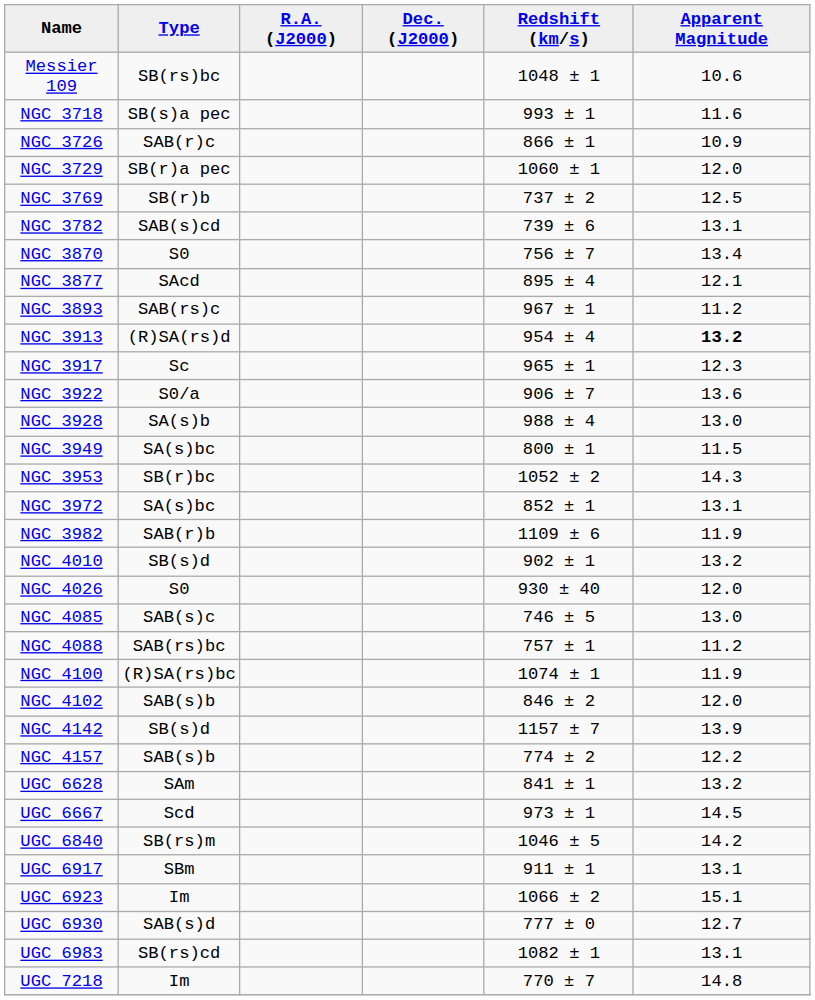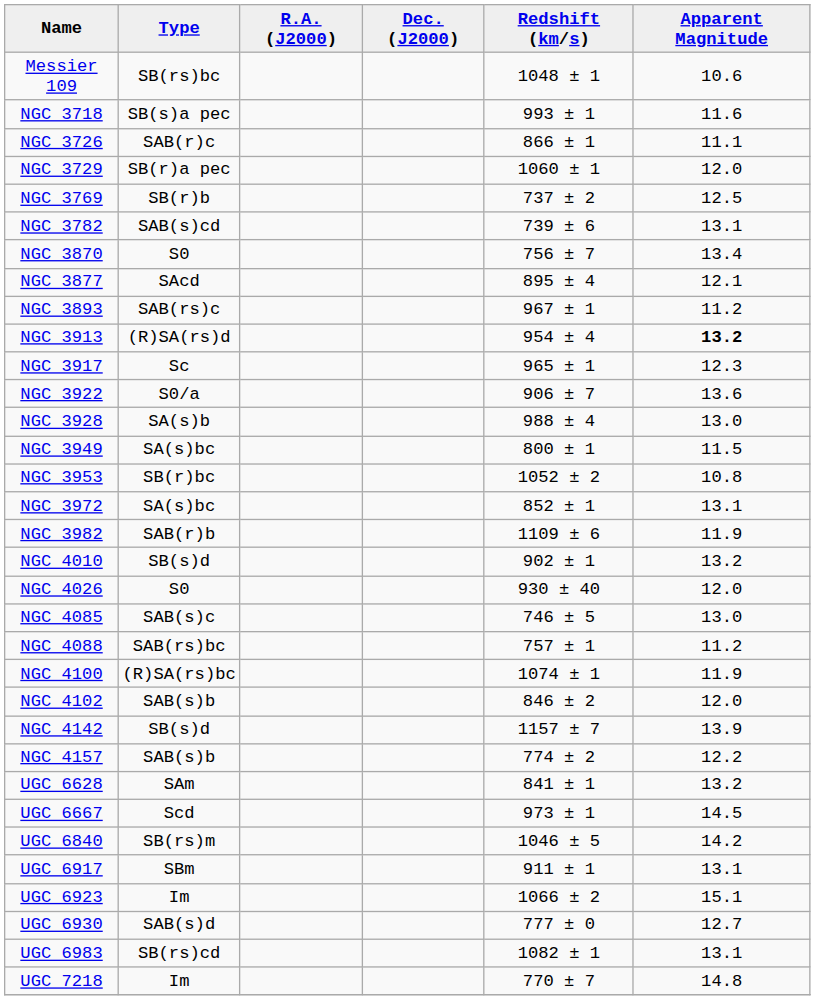(722, 142) 10.9 -> (722, 142) 11.1
(722, 478) 14.3 -> (722, 478) 10.8
